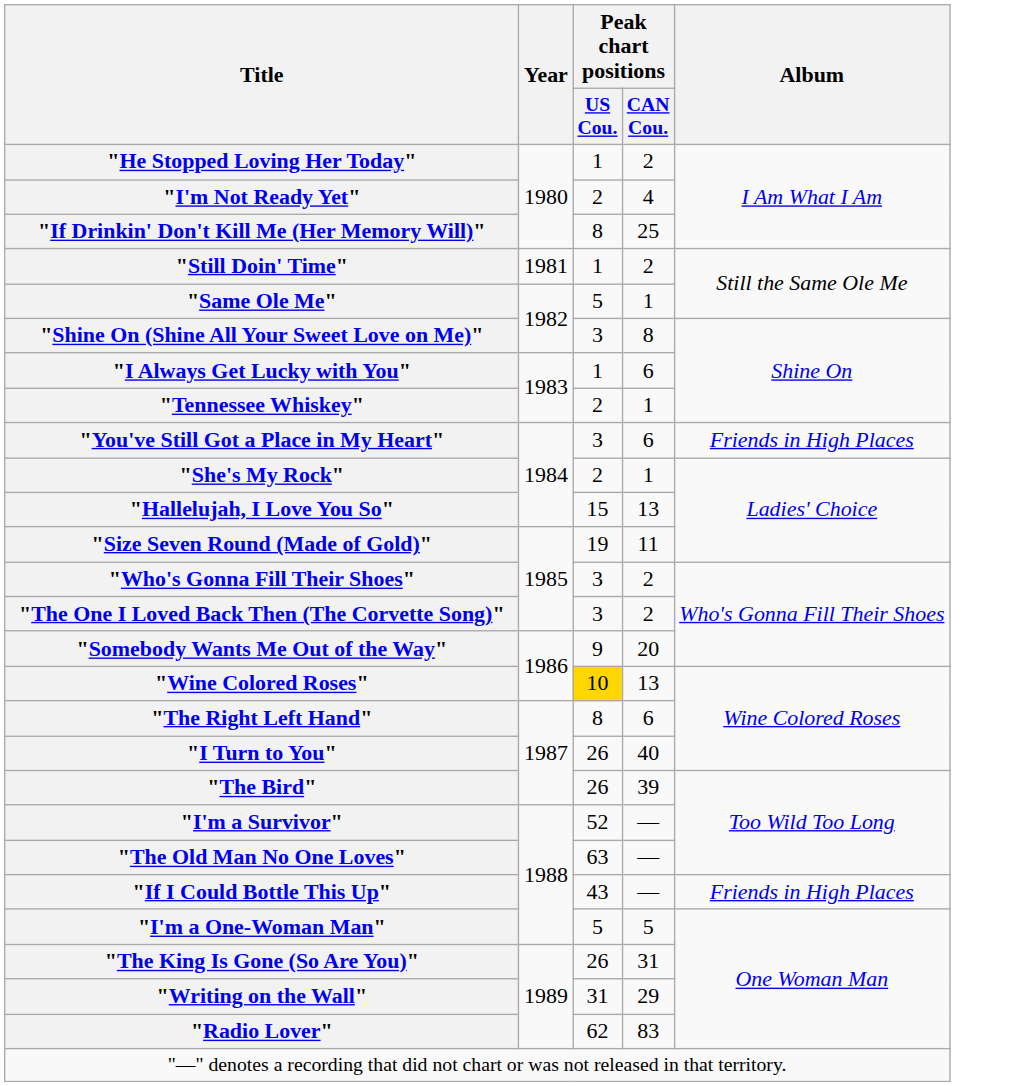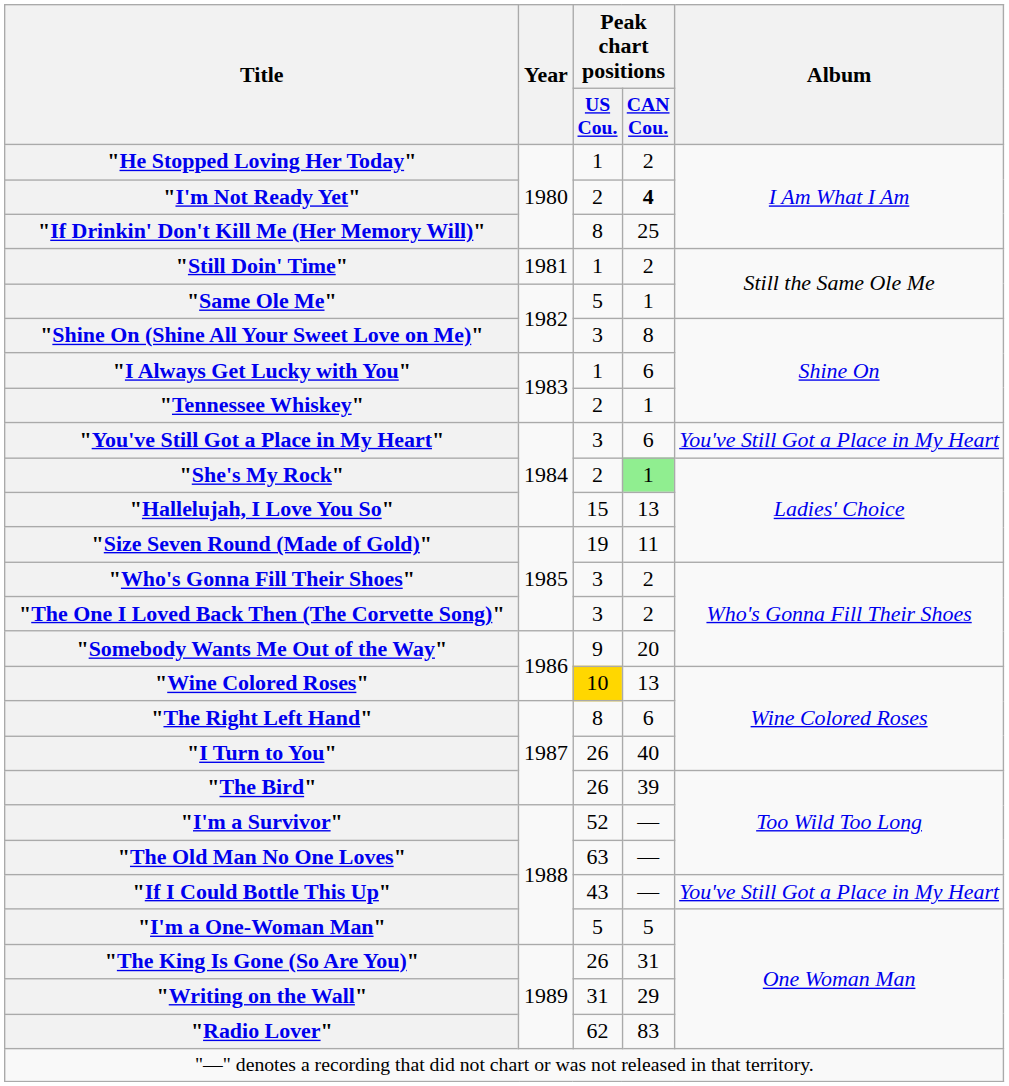(648, 196) normal -> (648, 196) bold
(812, 439) Friends in High Places -> (839, 439) You've Still Got a Place in My Heart
(648, 474) no background -> (648, 474) lightgreen background
(812, 891) Friends in High Places -> (839, 891) You've Still Got a Place in My Heart
